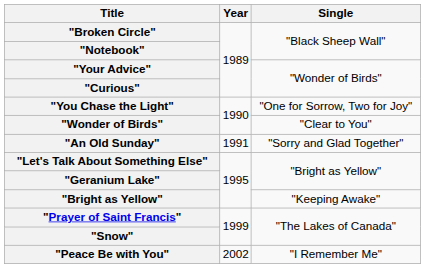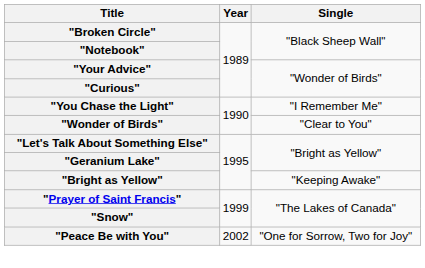(336, 106) "One for Sorrow, Two for Joy" -> (336, 106) "I Remember Me"
- row: (112, 143)
(336, 254) "I Remember Me" -> (336, 236) "One for Sorrow, Two for Joy"
